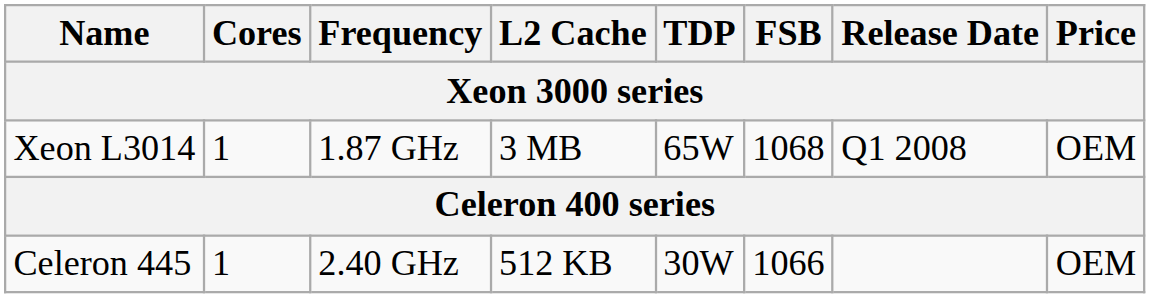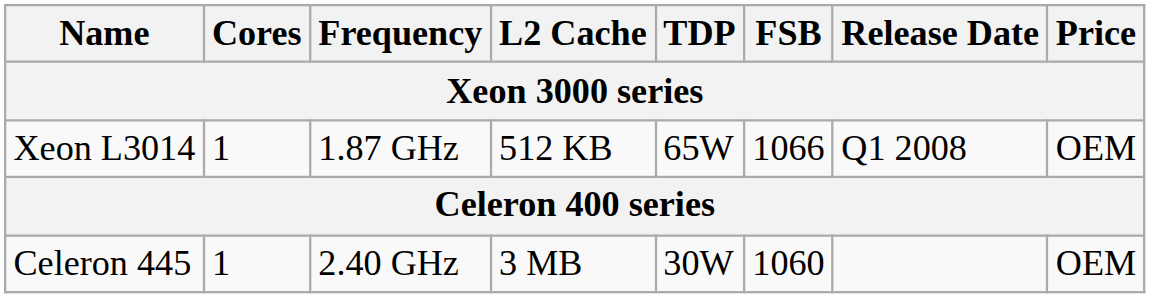(541, 147) 3 MB -> (556, 147) 512 KB
(789, 147) 1068 -> (789, 147) 1066
(556, 262) 512 KB -> (541, 262) 3 MB
(789, 262) 1066 -> (789, 262) 1060
